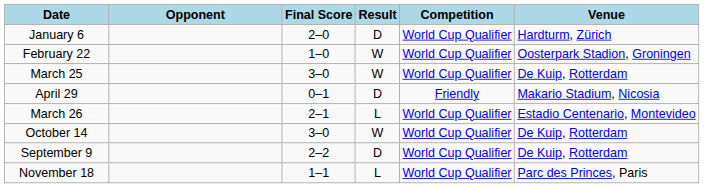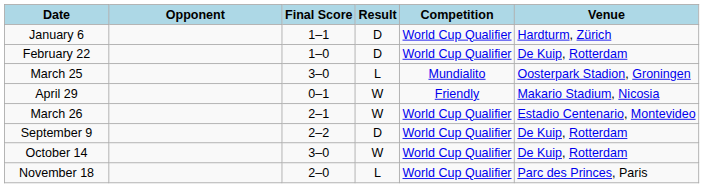(319, 35) 2–0 -> (319, 35) 1–1
(378, 54) W -> (378, 54) D
(604, 54) Oosterpark Stadion, Groningen -> (572, 54) De Kuip, Rotterdam
(378, 74) W -> (378, 74) L
(457, 74) World Cup Qualifier -> (457, 74) Mundialito
(572, 74) De Kuip, Rotterdam -> (604, 74) Oosterpark Stadion, Groningen
(378, 94) D -> (378, 94) W
(378, 114) L -> (378, 114) W
rows swapped: (56, 153) <-> (56, 133)
(319, 173) 1–1 -> (319, 173) 2–0
